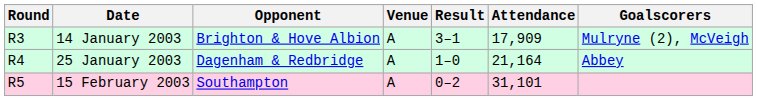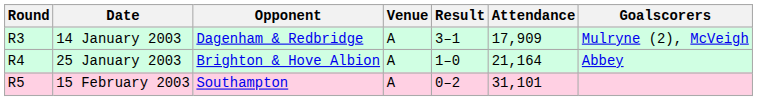(288, 39) Brighton & Hove Albion -> (280, 39) Dagenham & Redbridge
(280, 61) Dagenham & Redbridge -> (288, 61) Brighton & Hove Albion
